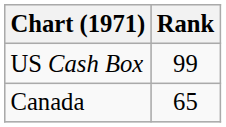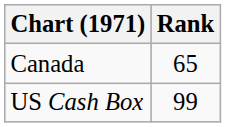rows swapped: (47, 102) <-> (77, 63)
